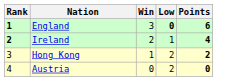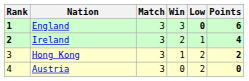+ column: (151, 12)
